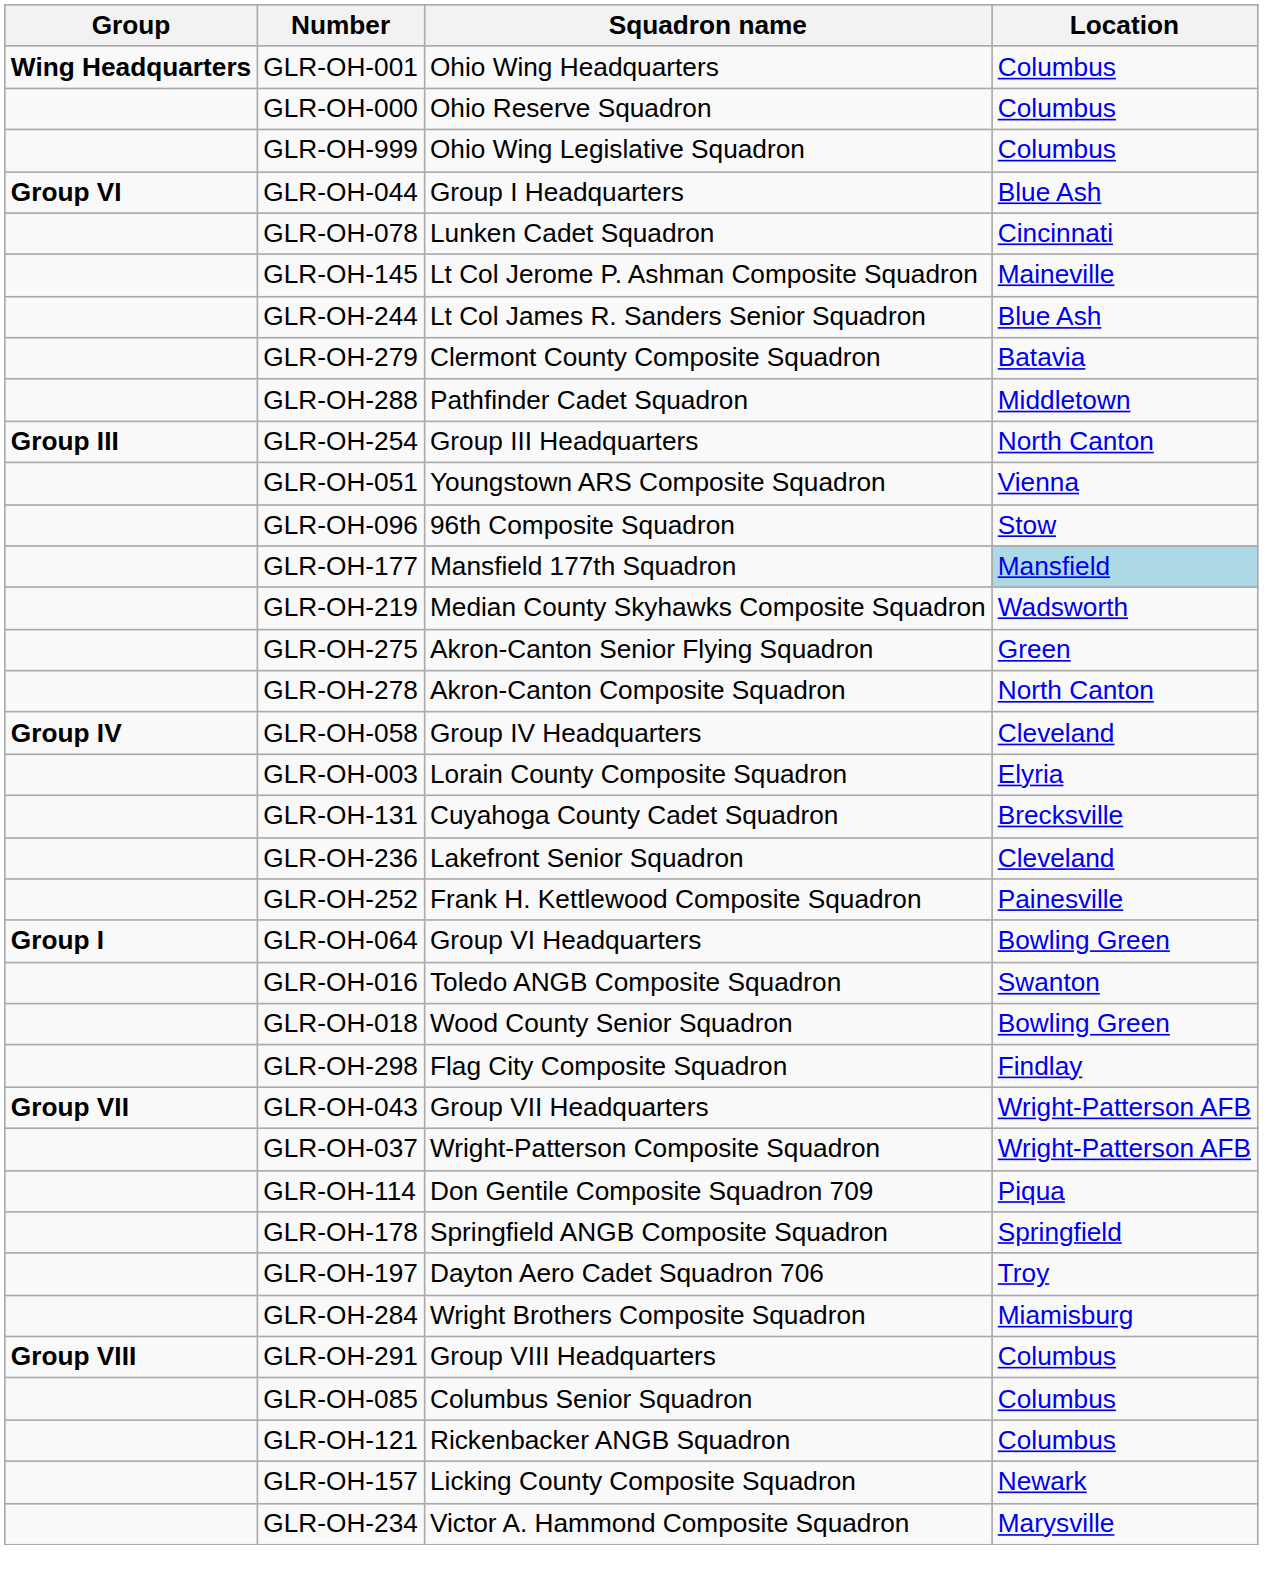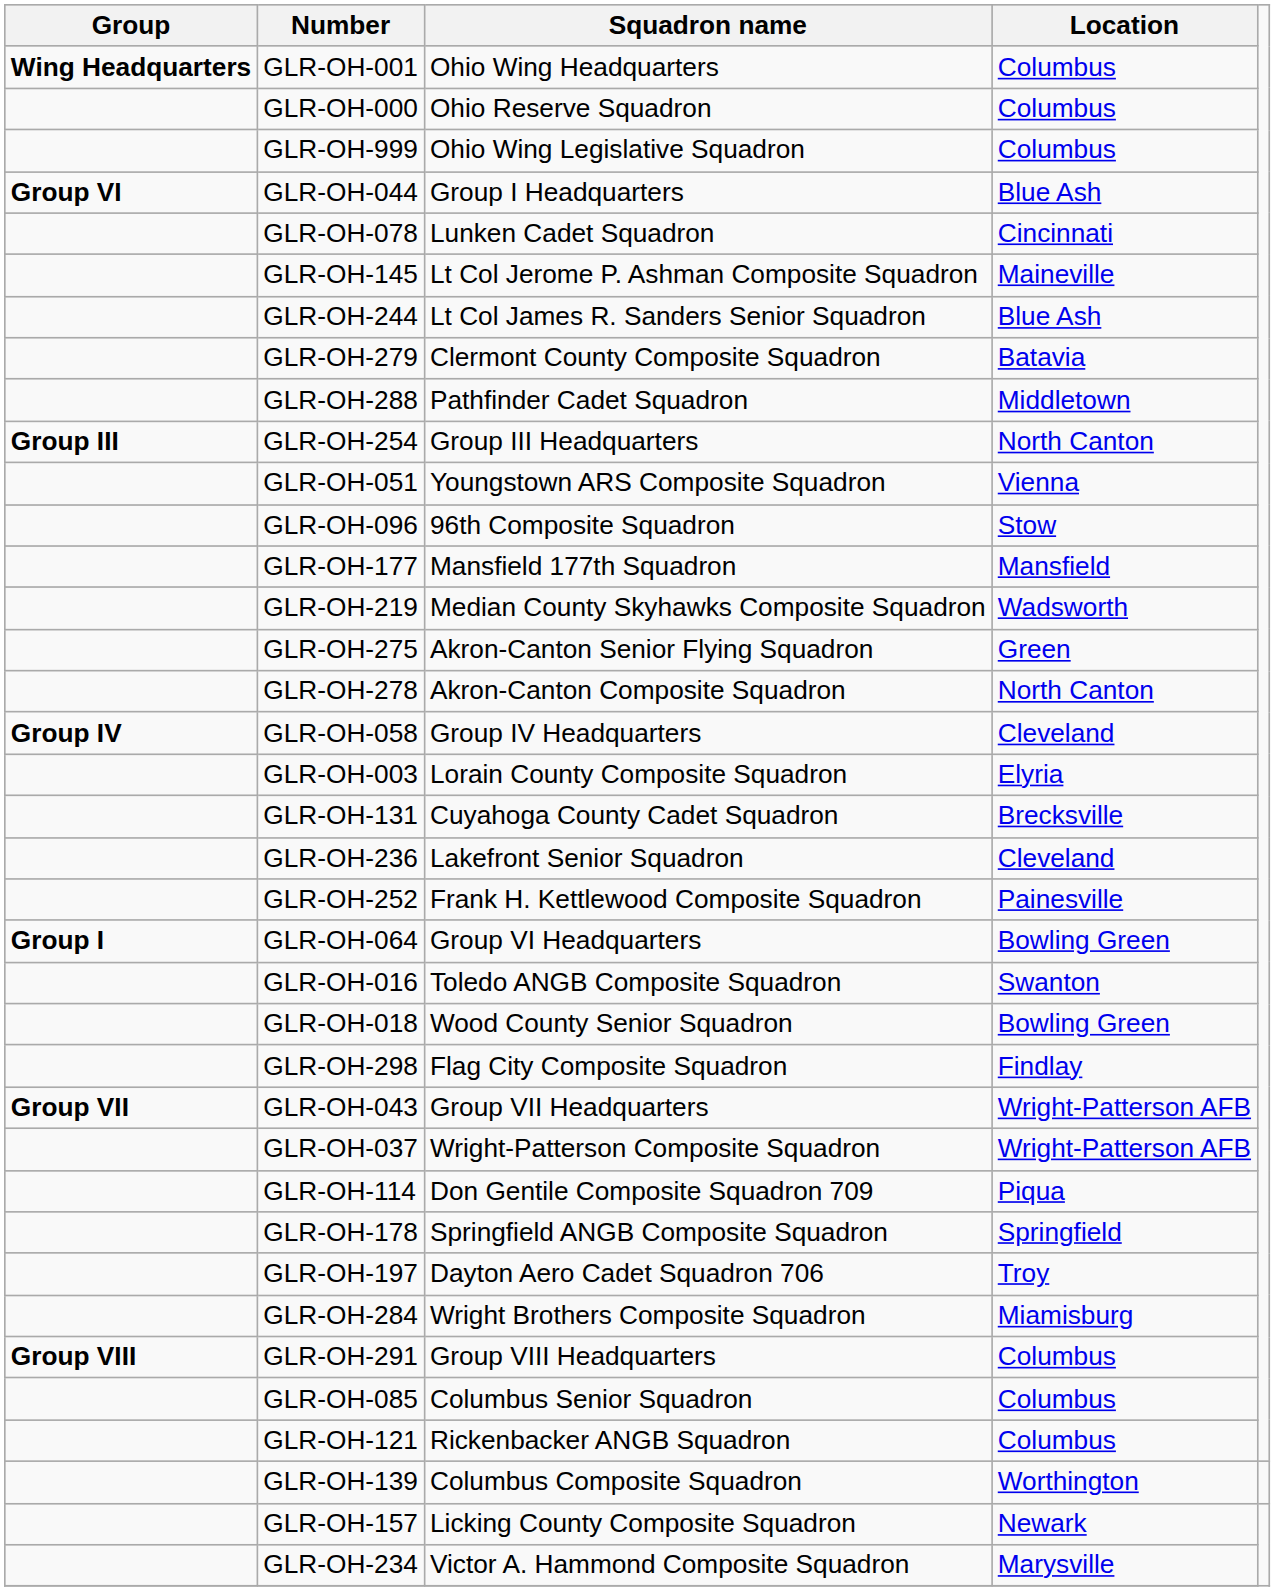(1054, 566) lightblue background -> (1054, 566) no background
+ row: (341, 1481)
